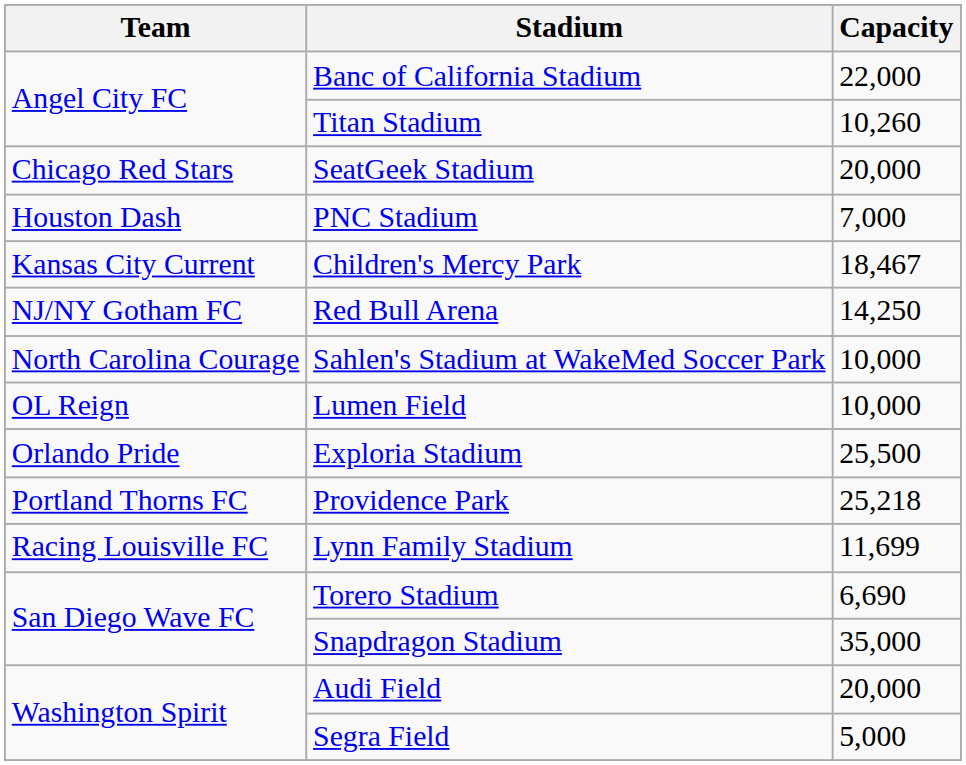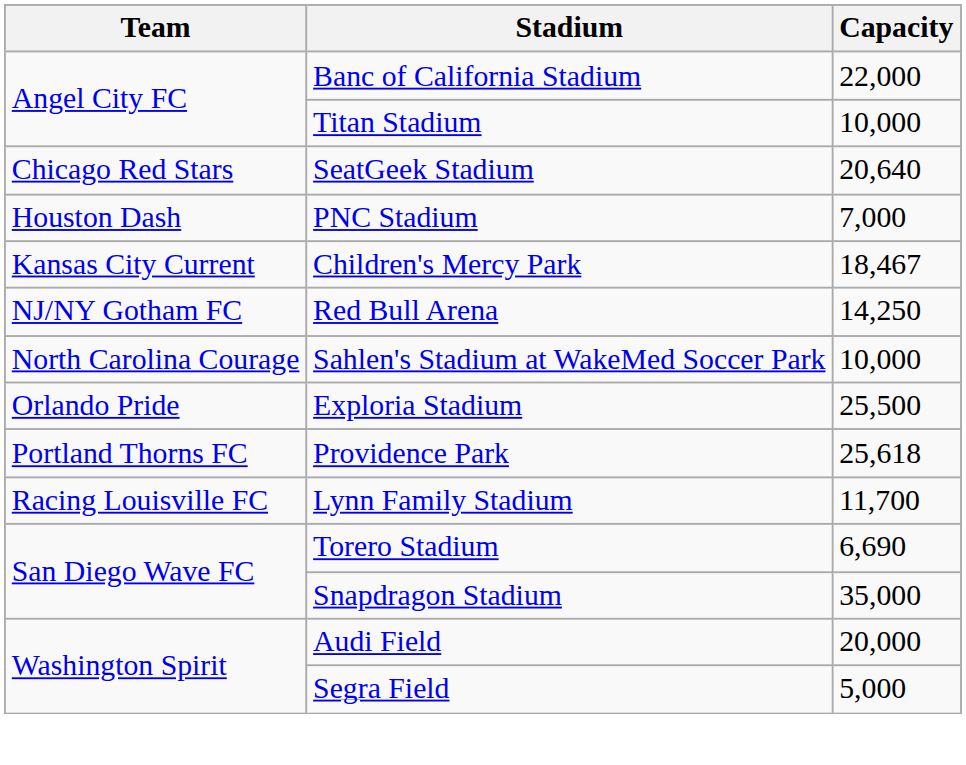(880, 122) 10,260 -> (880, 122) 10,000
(880, 169) 20,000 -> (880, 169) 20,640
- row: (390, 405)
(880, 500) 25,218 -> (880, 452) 25,618
(880, 547) 11,699 -> (880, 500) 11,700
